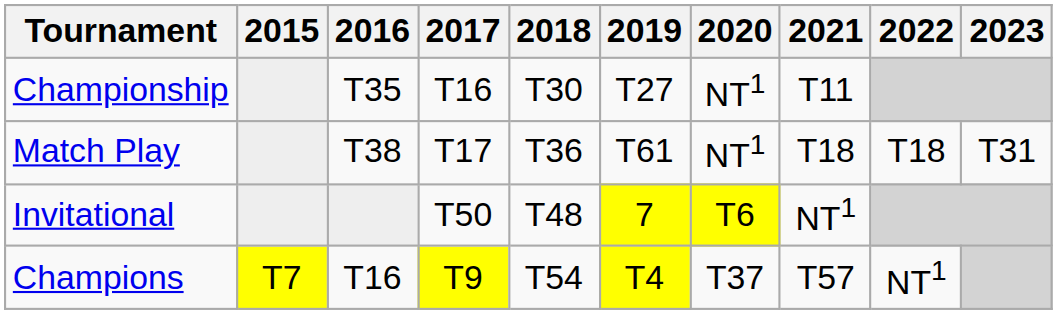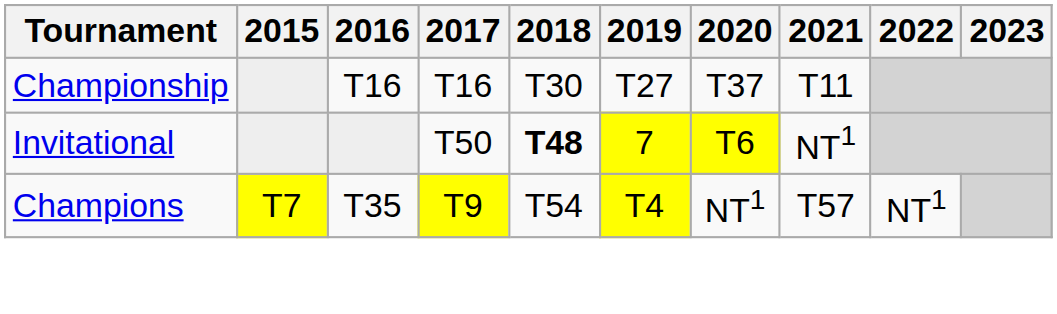(372, 89) T35 -> (372, 84) T16
(735, 89) NT1 -> (735, 84) T37
- row: (96, 152)
(554, 214) normal -> (554, 142) bold
(372, 277) T16 -> (372, 205) T35
(735, 277) T37 -> (735, 205) NT1
